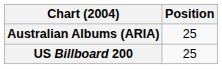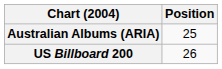(190, 53) 25 -> (190, 53) 26
